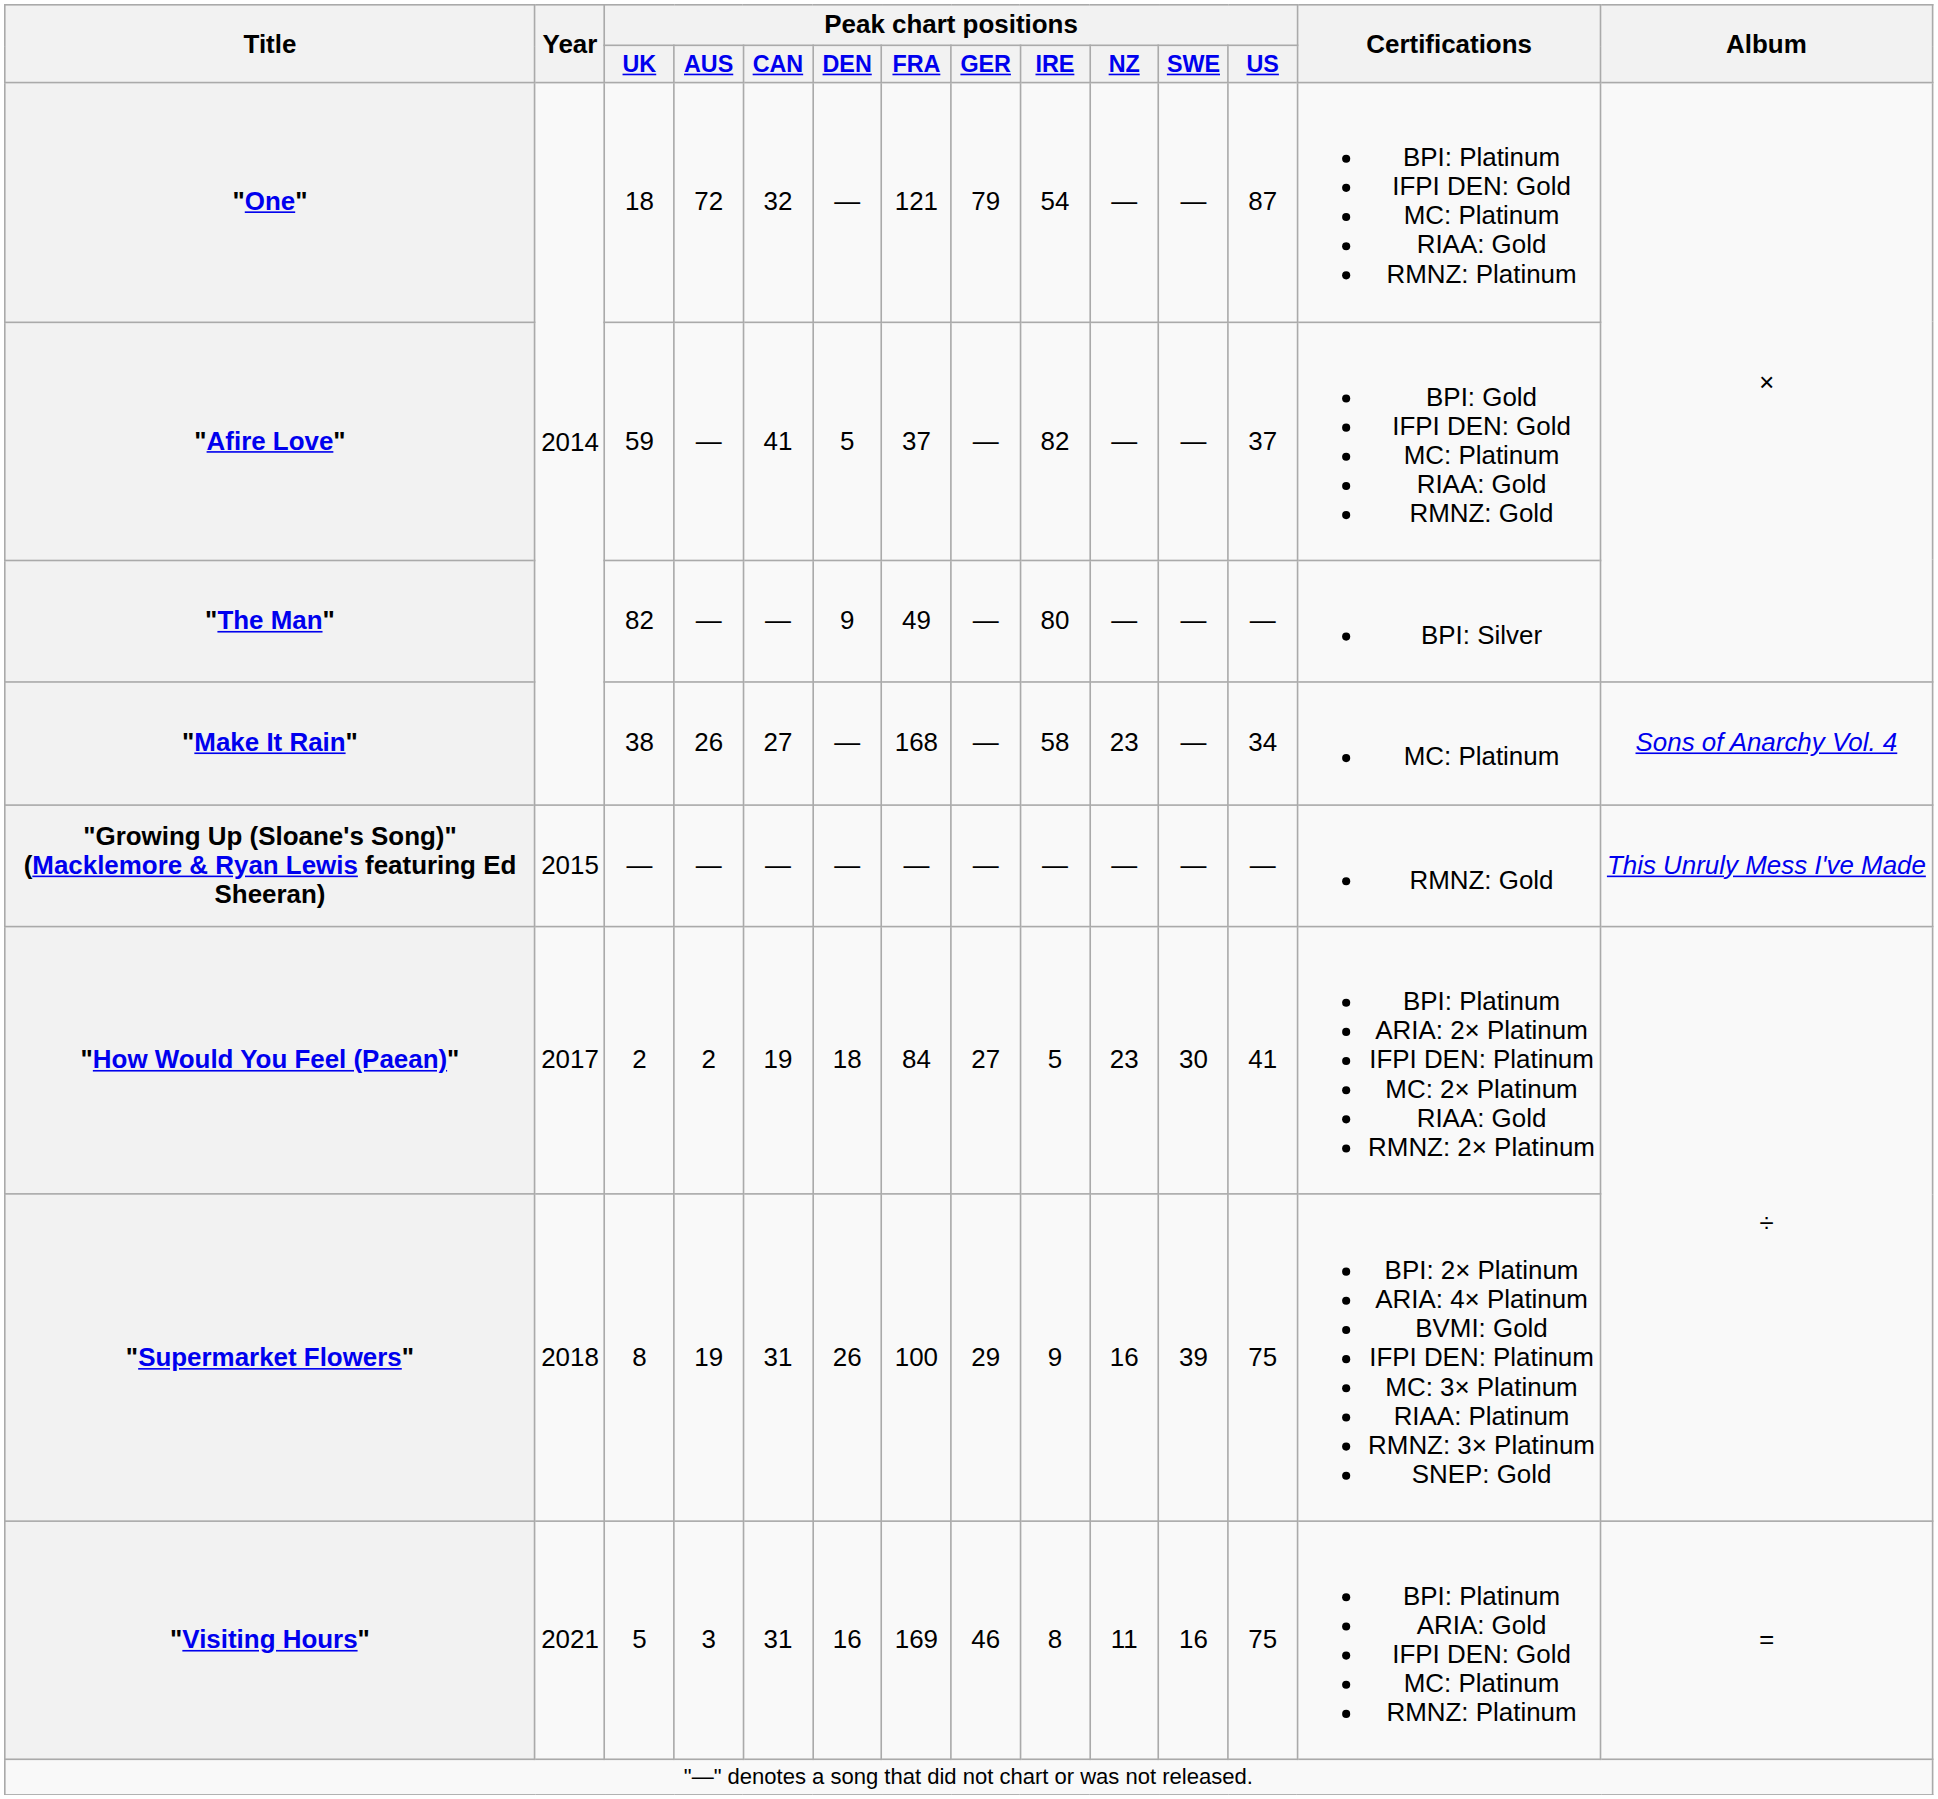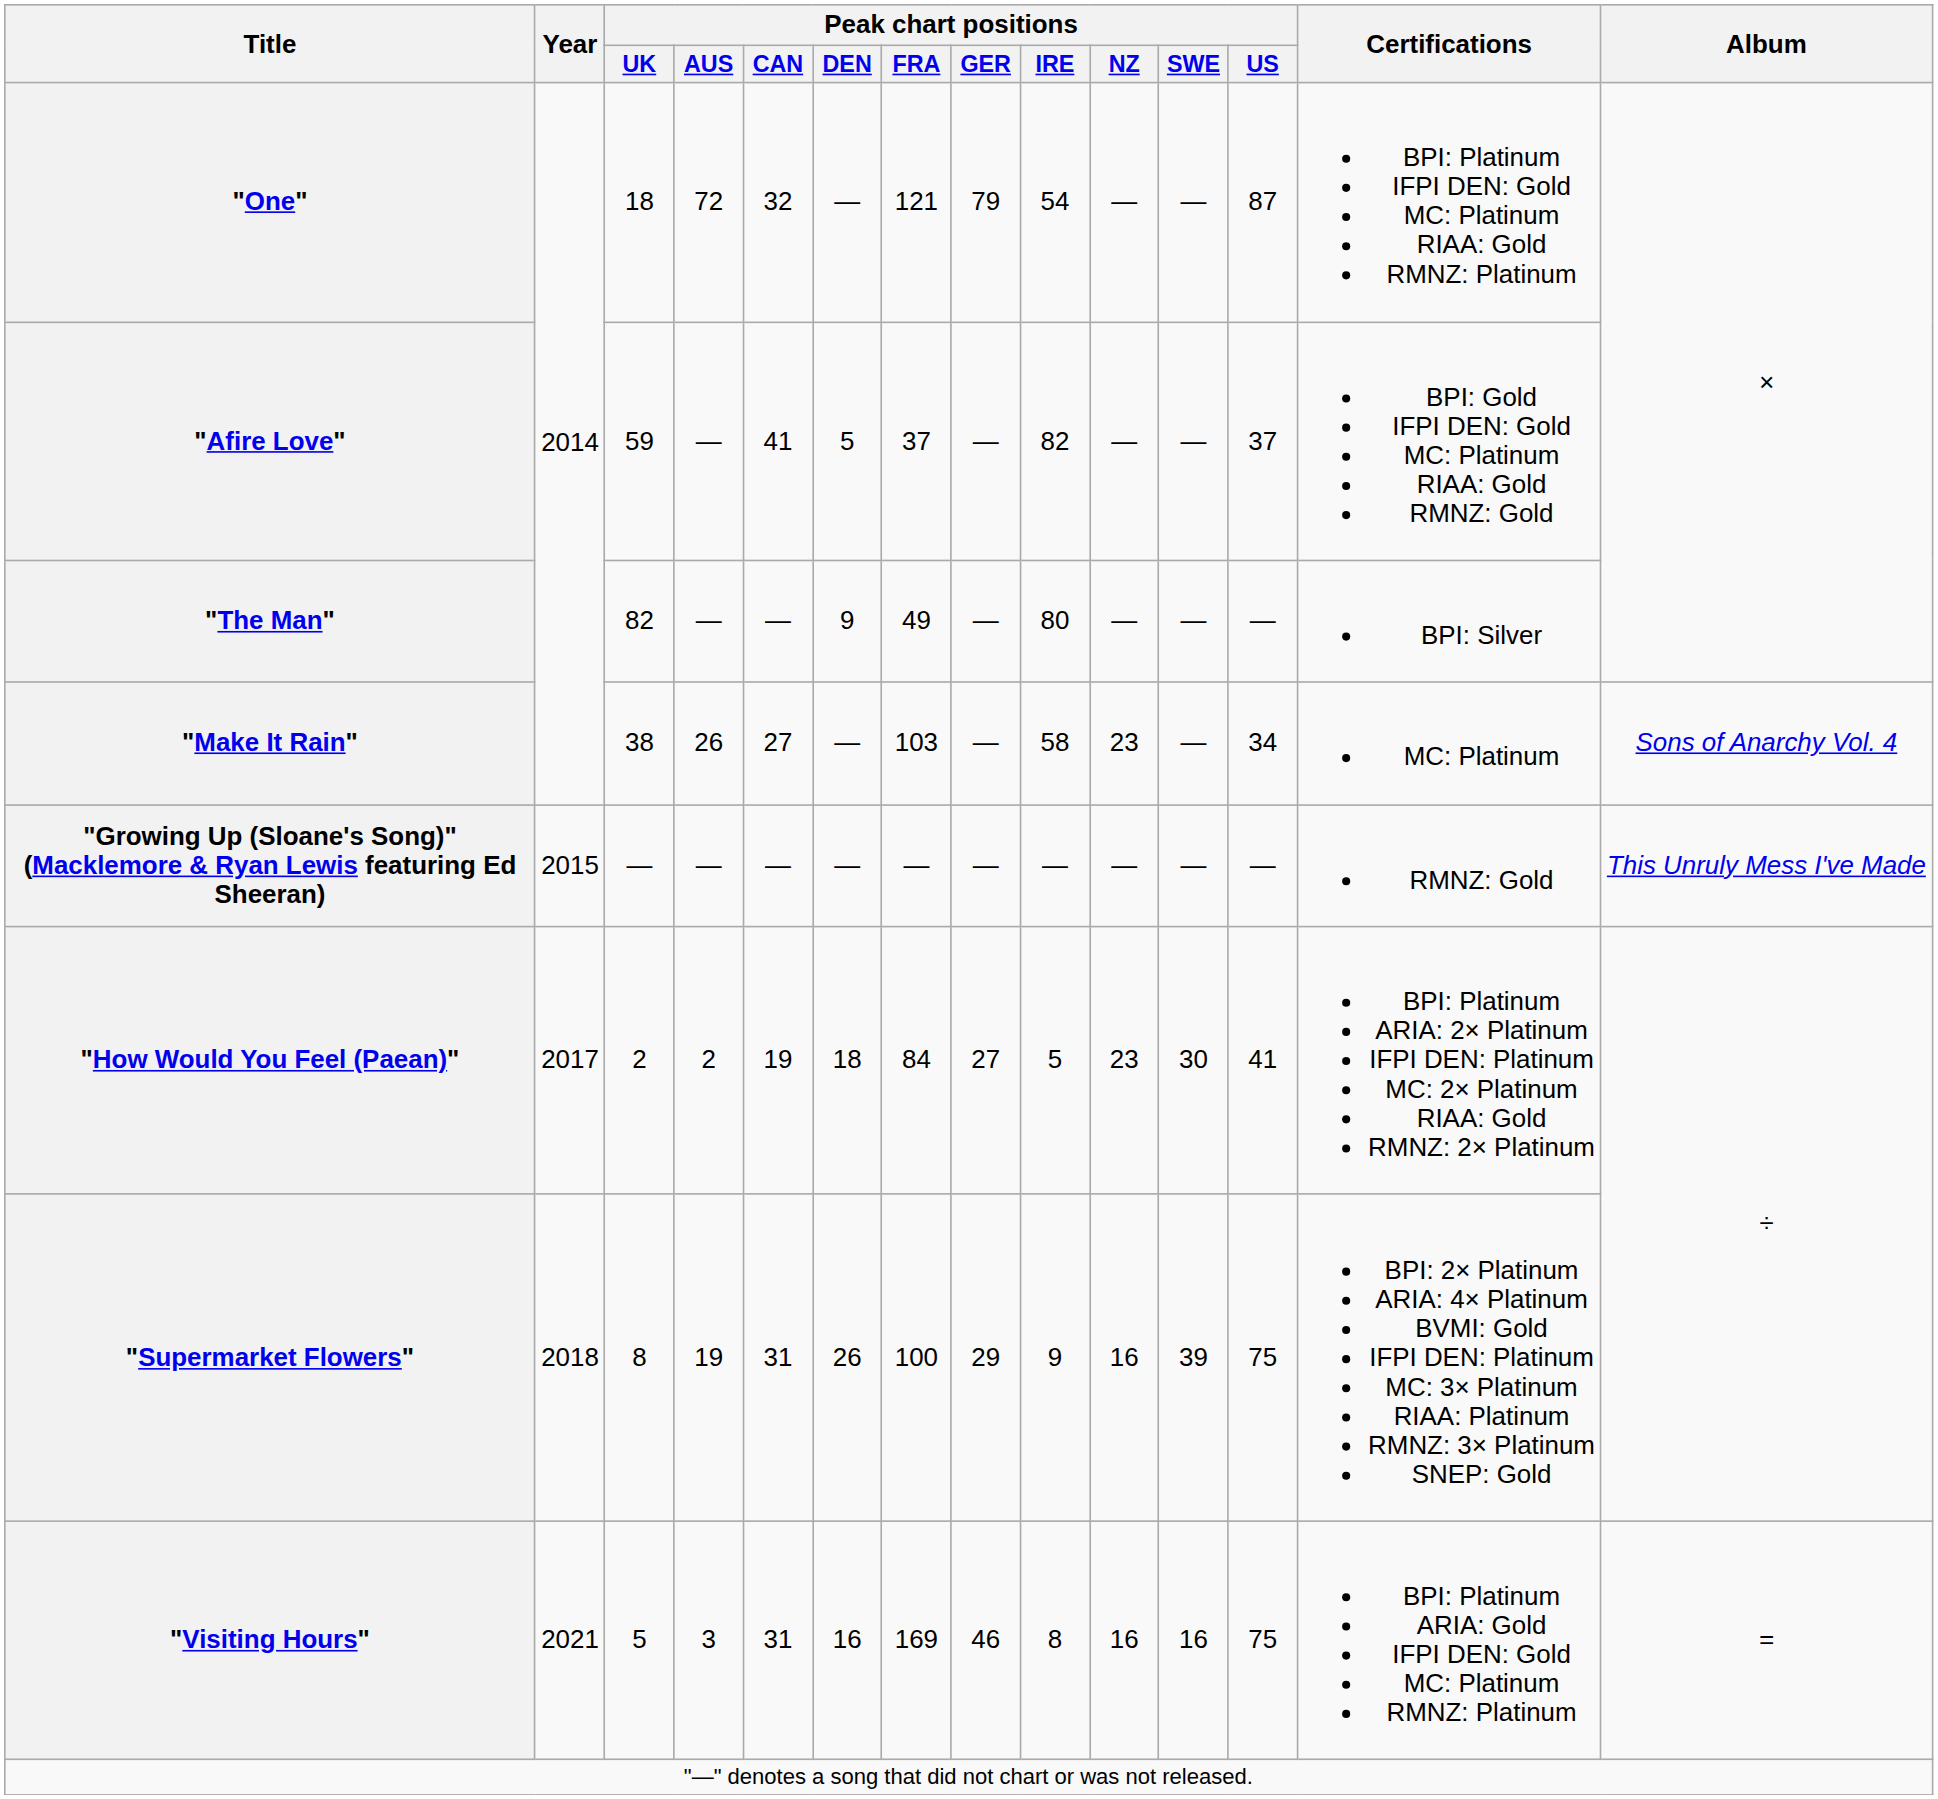(916, 743) 168 -> (916, 743) 103
(1124, 1639) 11 -> (1124, 1639) 16
